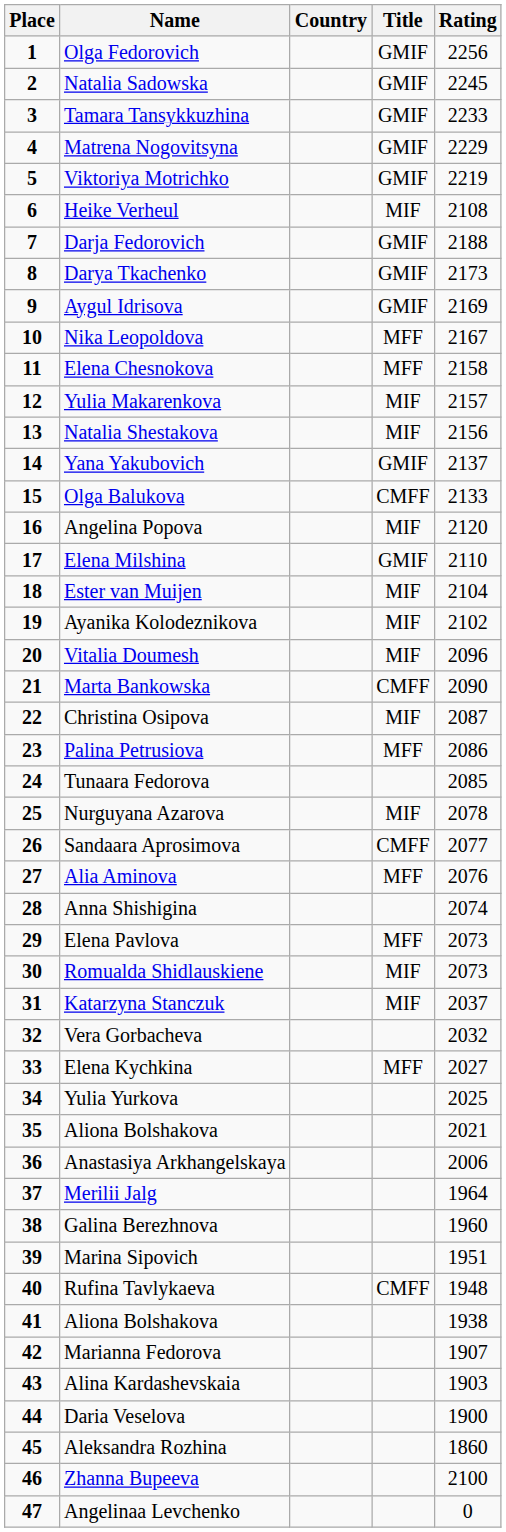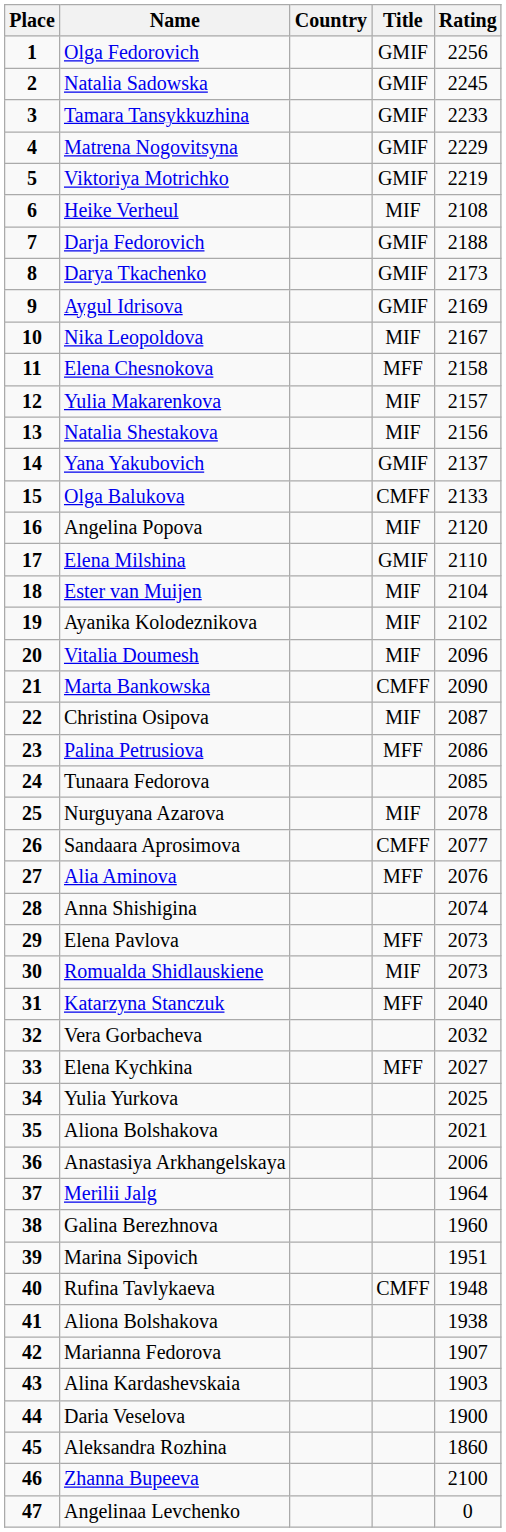(403, 337) MFF -> (403, 337) MIF
(403, 1003) MIF -> (403, 1003) MFF
(468, 1003) 2037 -> (468, 1003) 2040
